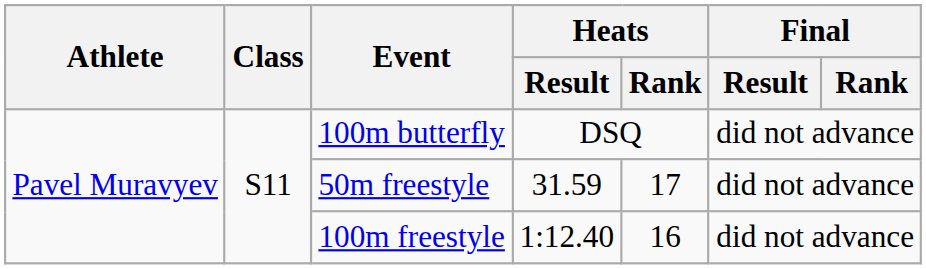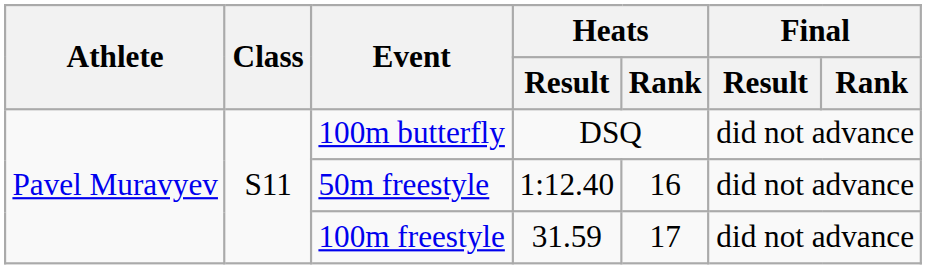(567, 185) 31.59 -> (567, 185) 1:12.40
(665, 185) 17 -> (665, 185) 16
(567, 236) 1:12.40 -> (567, 236) 31.59
(665, 236) 16 -> (665, 236) 17
